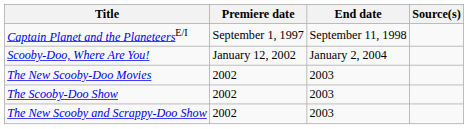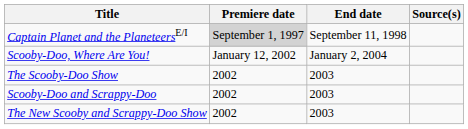(258, 35) no background -> (258, 35) lightgrey background
- row: (79, 75)
+ row: (82, 94)
